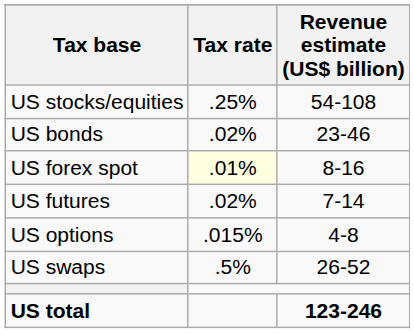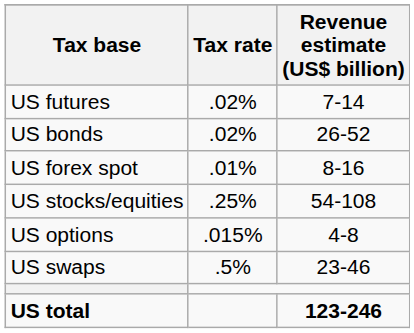rows swapped: (97, 101) <-> (60, 201)
(343, 134) 23-46 -> (343, 134) 26-52
(233, 168) lightyellow background -> (233, 168) no background
(343, 267) 26-52 -> (343, 267) 23-46
